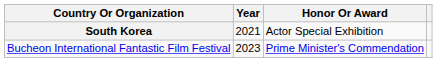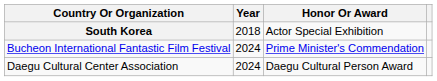(248, 31) 2021 -> (248, 31) 2018
(248, 48) 2023 -> (248, 48) 2024
+ row: (93, 66)
